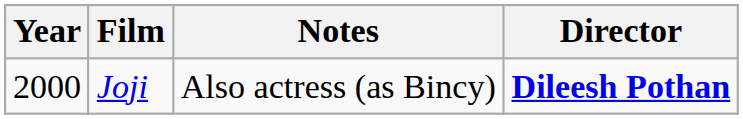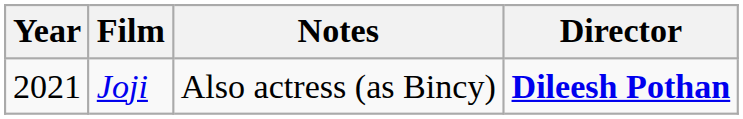(47, 85) 2000 -> (47, 85) 2021
